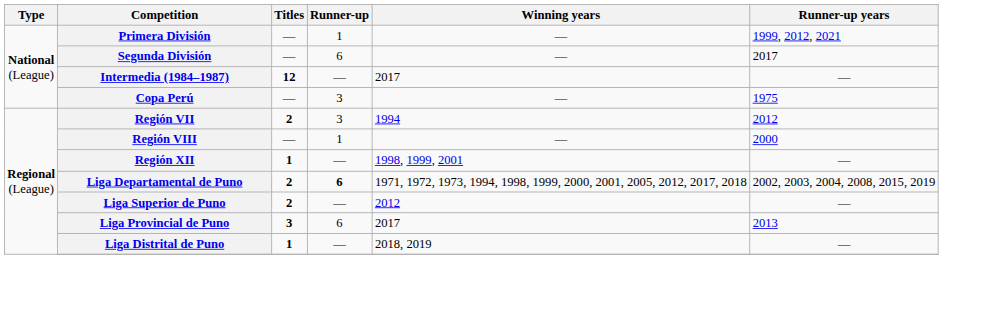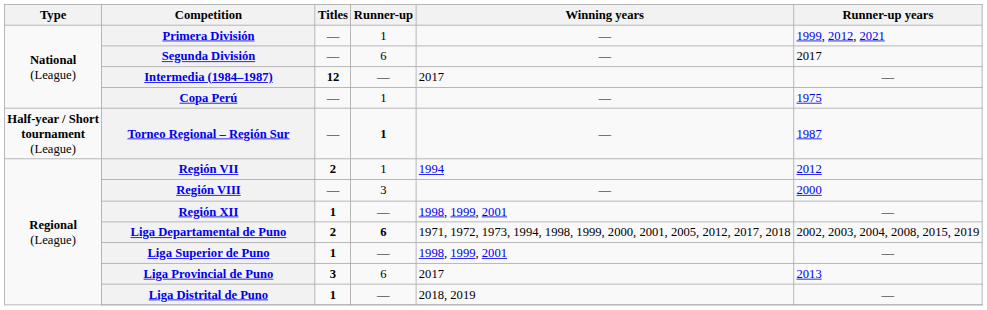(340, 98) 3 -> (383, 98) 1
+ row: (208, 134)
(340, 119) 3 -> (383, 169) 1
(340, 139) 1 -> (383, 190) 3
(289, 202) 2 -> (333, 252) 1
(388, 202) 2012 -> (463, 252) 1998, 1999, 2001
